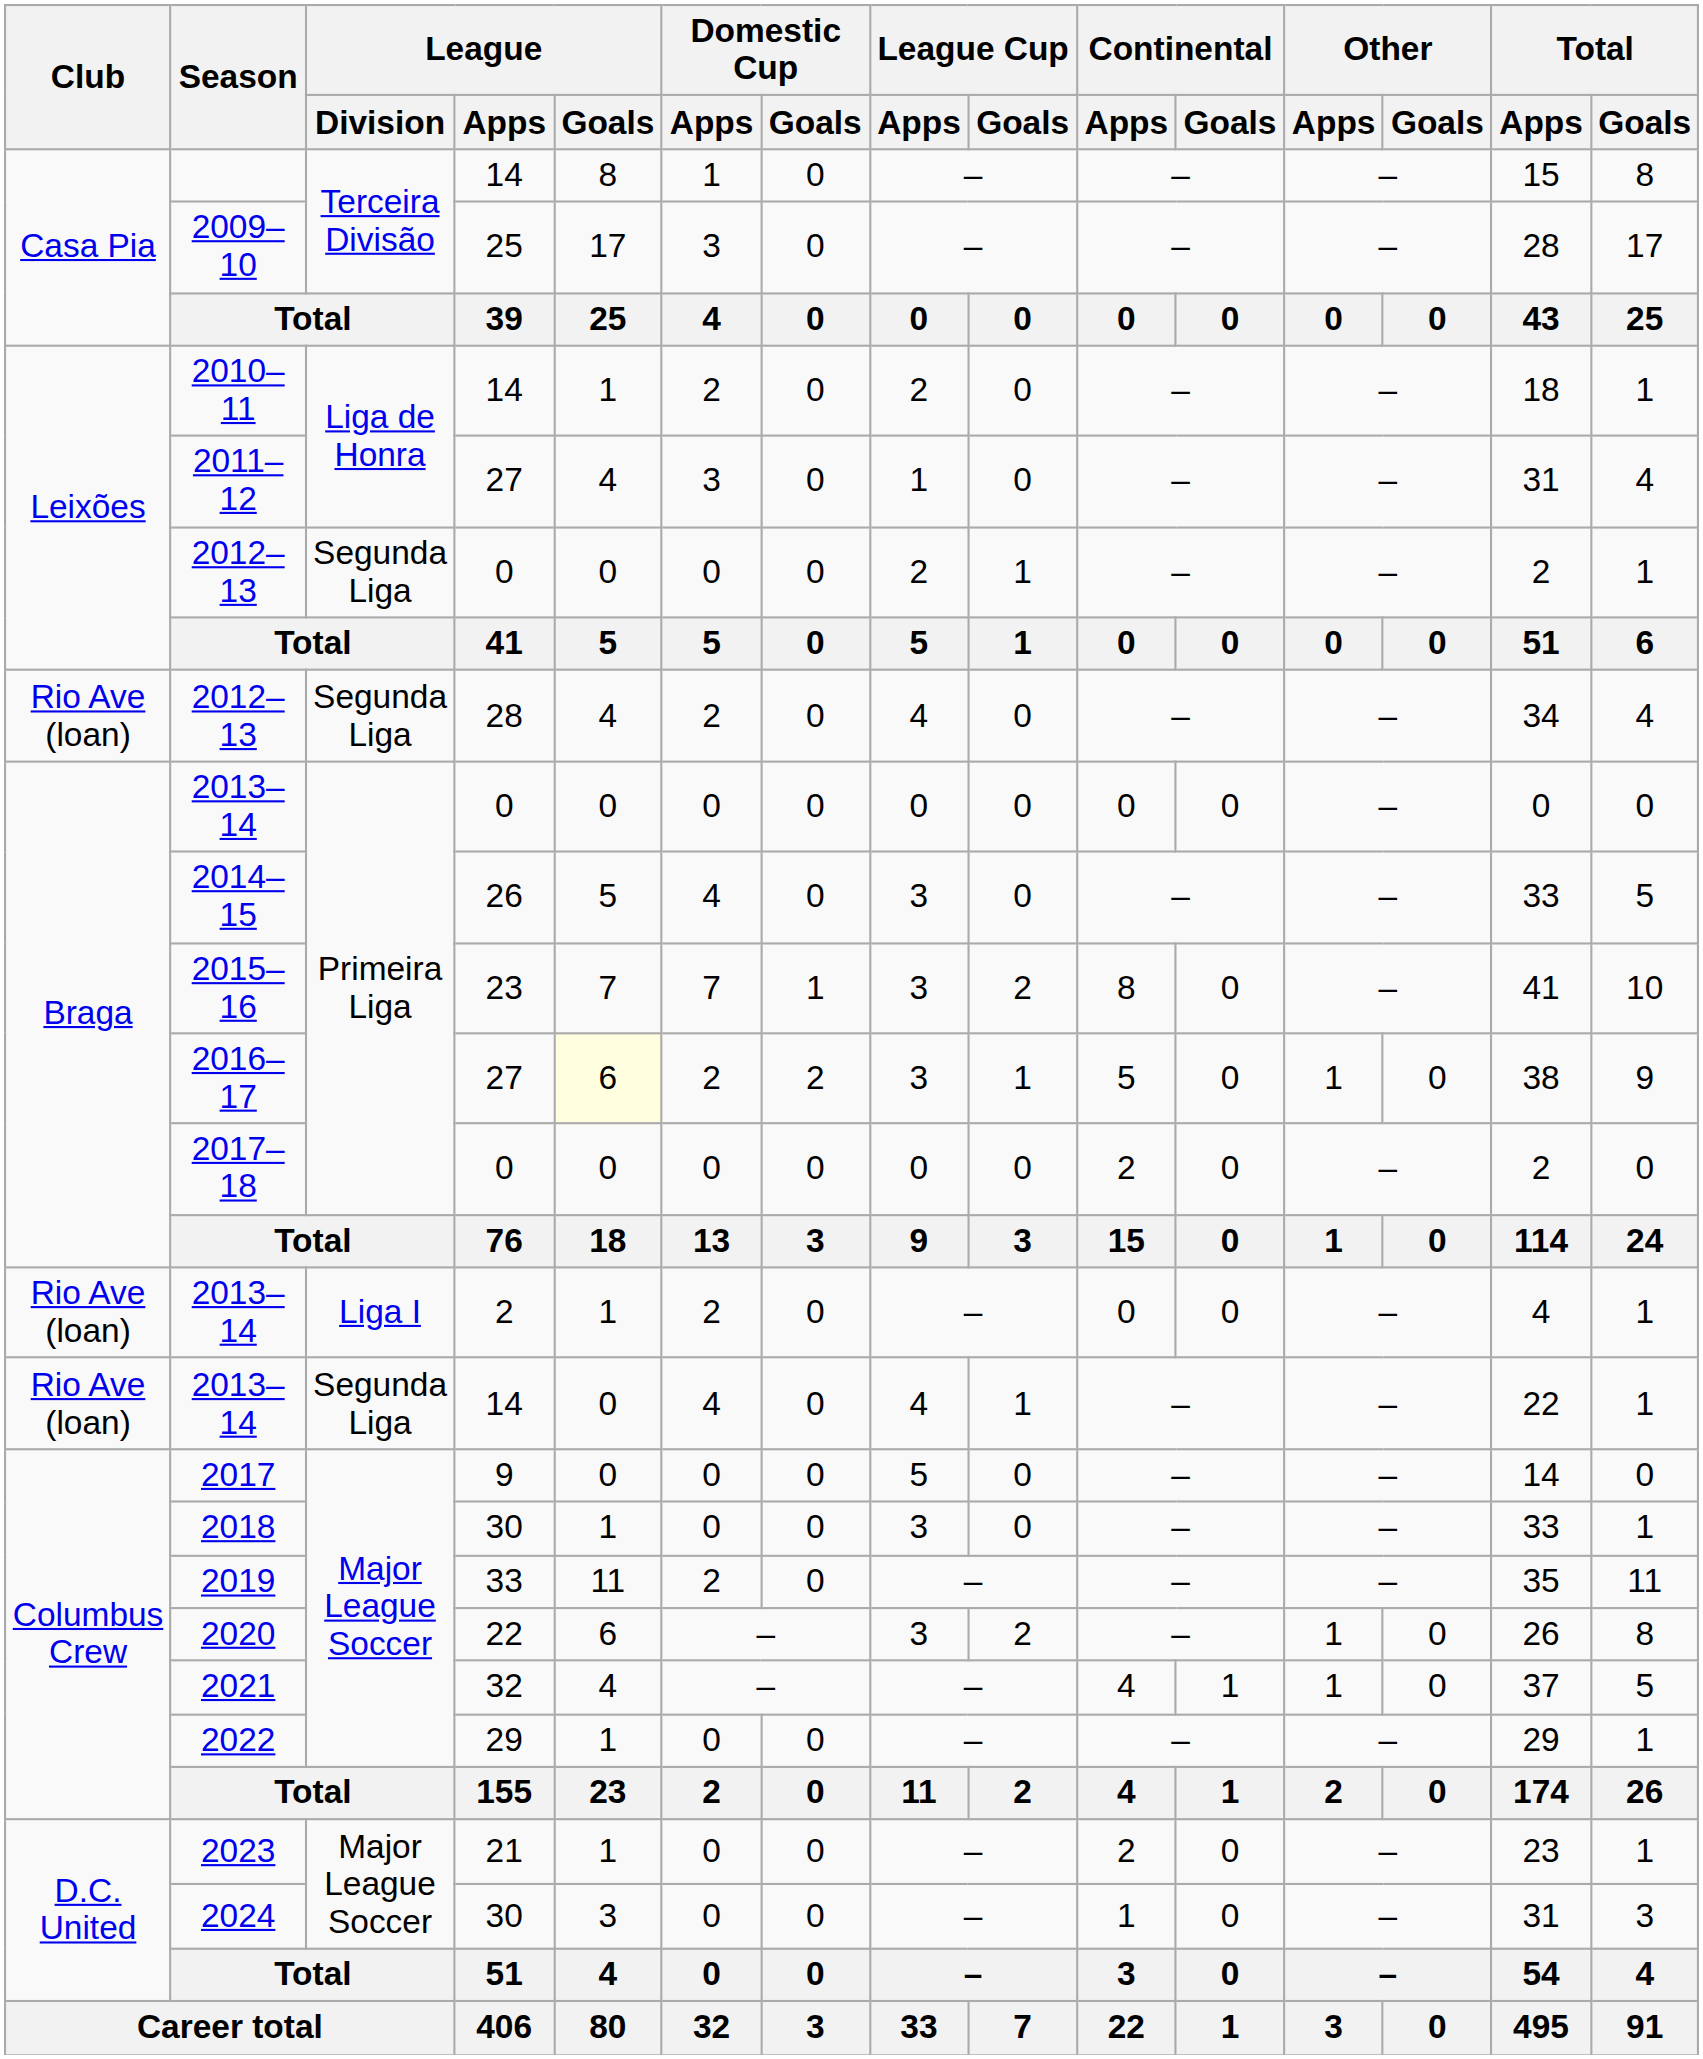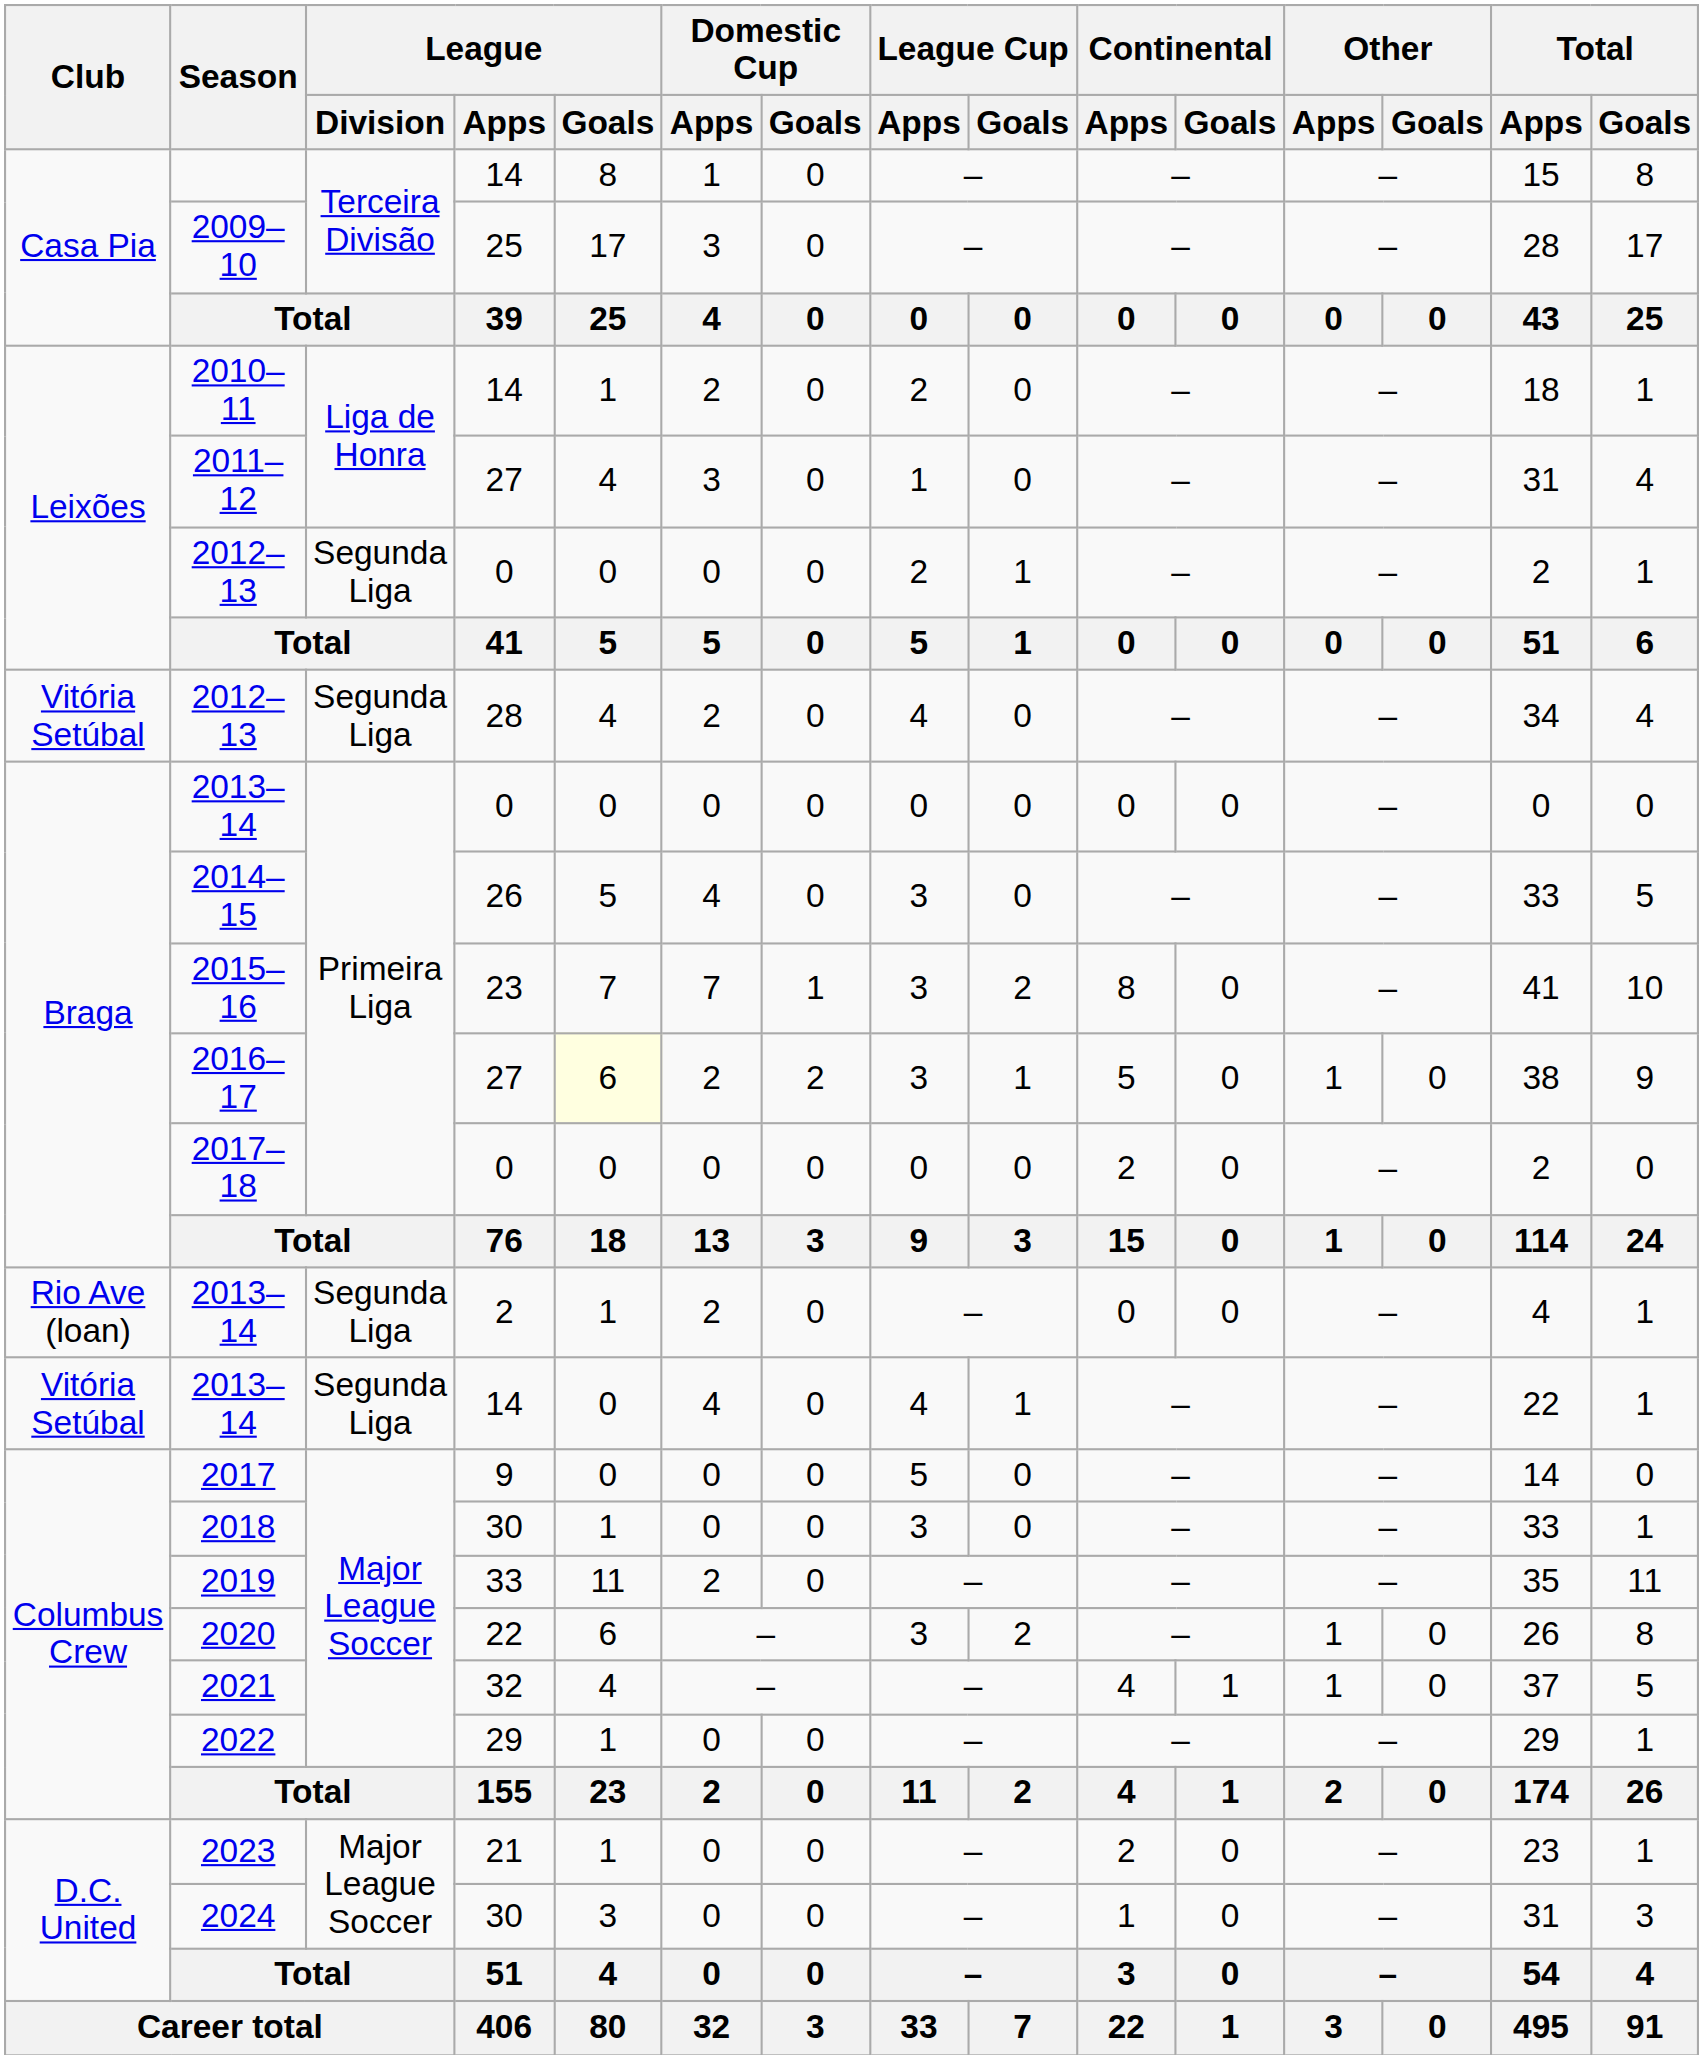(88, 715) Rio Ave (loan) -> (88, 715) Vitória Setúbal
(380, 1312) Liga I -> (380, 1312) Segunda Liga
(88, 1402) Rio Ave (loan) -> (88, 1402) Vitória Setúbal
